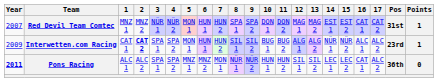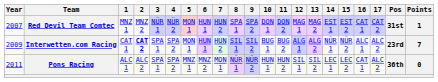(419, 45) 1 -> (419, 45) 7
(14, 64) bold -> (14, 64) normal
